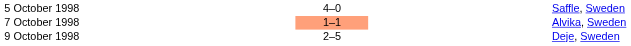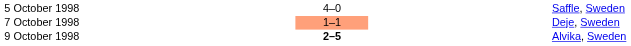(589, 22) Alvika, Sweden -> (586, 22) Deje, Sweden
(332, 37) normal -> (332, 37) bold
(586, 37) Deje, Sweden -> (589, 37) Alvika, Sweden
